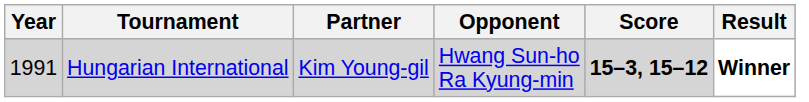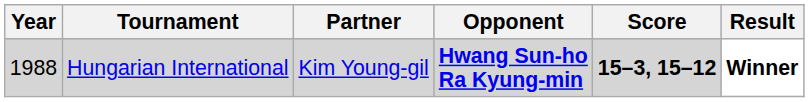(33, 67) 1991 -> (33, 67) 1988
(509, 67) normal -> (513, 67) bold
